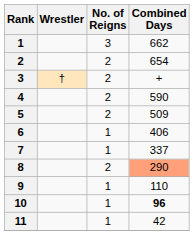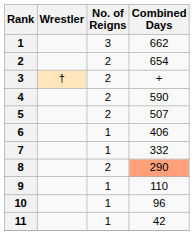(159, 114) 509 -> (159, 114) 507
(159, 150) 337 -> (159, 150) 332
(159, 203) bold -> (159, 203) normal
